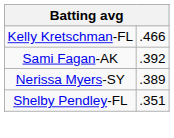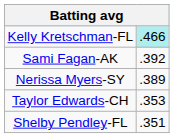(152, 37) no background -> (152, 37) paleturquoise background
+ row: (70, 101)
